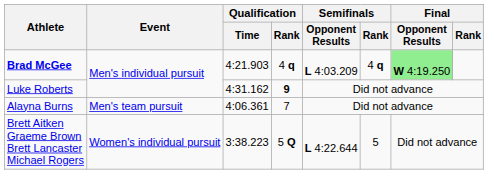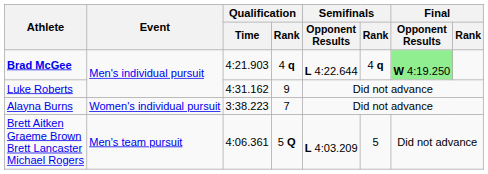(331, 71) L 4:03.209 -> (331, 71) L 4:22.644
(287, 89) bold -> (287, 89) normal
(136, 106) Men's team pursuit -> (155, 106) Women's individual pursuit
(247, 106) 4:06.361 -> (247, 106) 3:38.223
(155, 142) Women's individual pursuit -> (136, 142) Men's team pursuit
(247, 142) 3:38.223 -> (247, 142) 4:06.361
(331, 149) L 4:22.644 -> (331, 149) L 4:03.209
